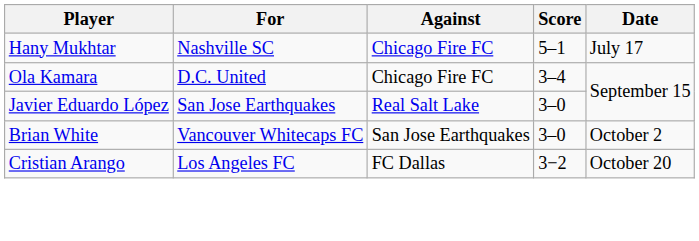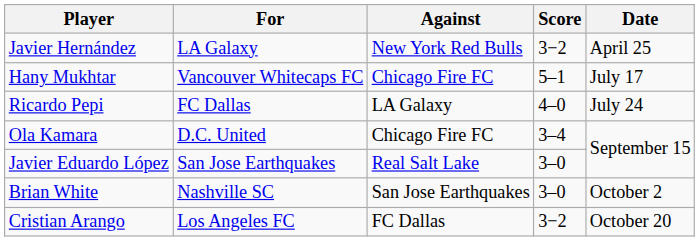+ row: (72, 47)
(226, 47) Nashville SC -> (270, 76) Vancouver Whitecaps FC
+ row: (56, 105)
(270, 134) Vancouver Whitecaps FC -> (226, 192) Nashville SC
